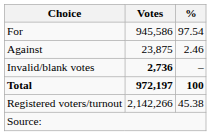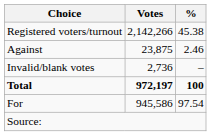rows swapped: (15, 31) <-> (65, 103)
(160, 67) bold -> (160, 67) normal
